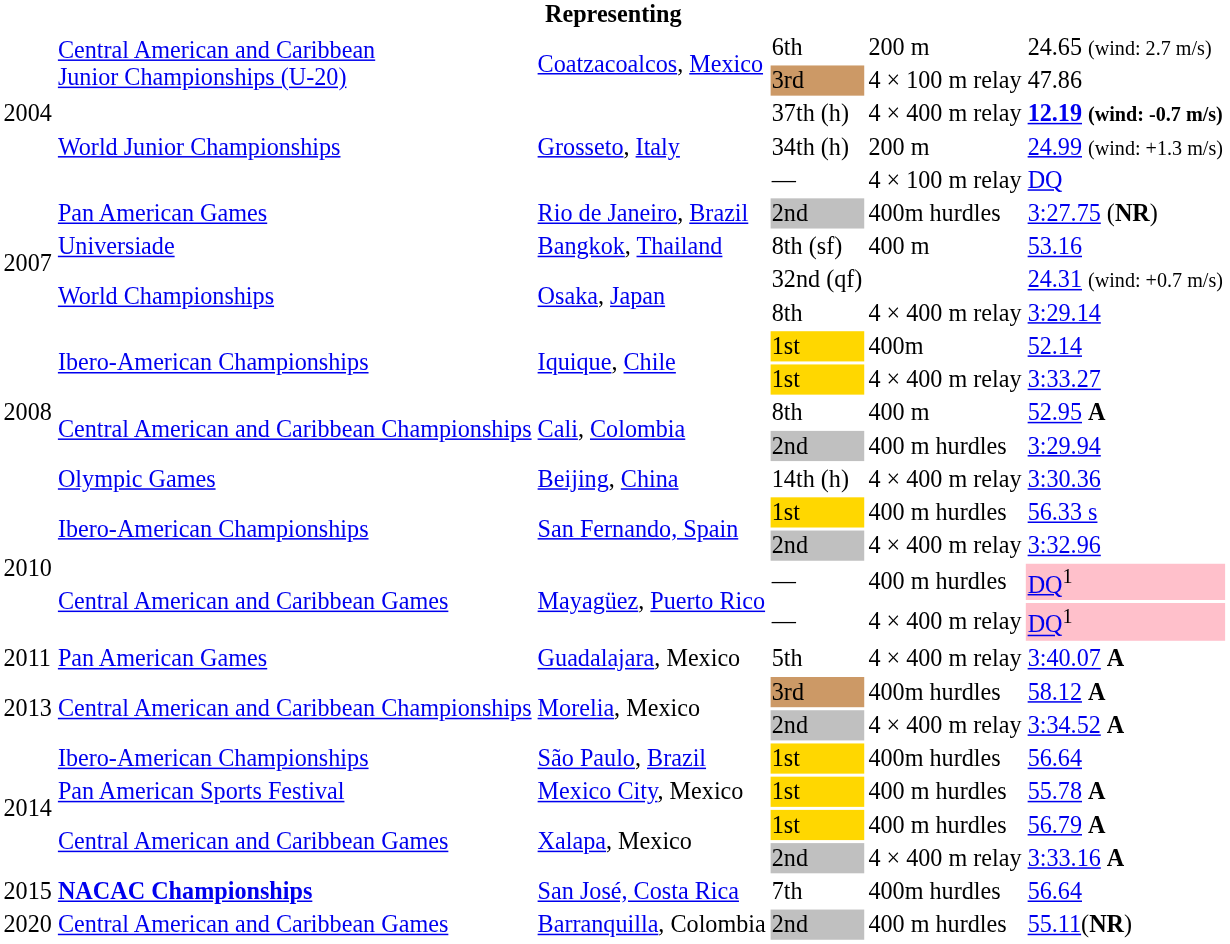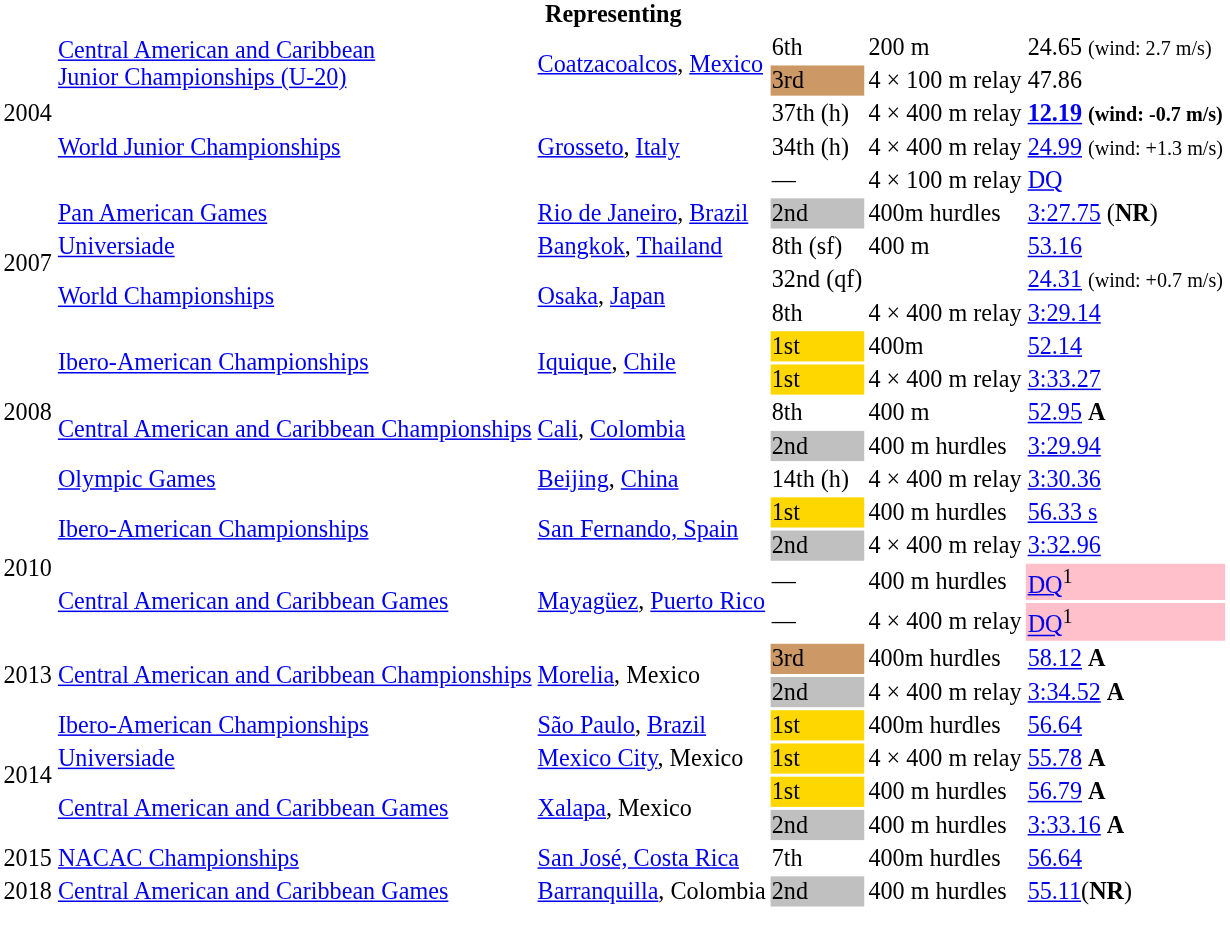(899, 146) 200 m -> (945, 146) 4 × 400 m relay
- row: (639, 658)
(201, 790) Pan American Sports Festival -> (116, 757) Universiade
(938, 790) 400 m hurdles -> (945, 757) 4 × 400 m relay
(945, 857) 4 × 400 m relay -> (938, 824) 400 m hurdles
(185, 890) bold -> (178, 857) normal
(28, 923) 2020 -> (28, 890) 2018
